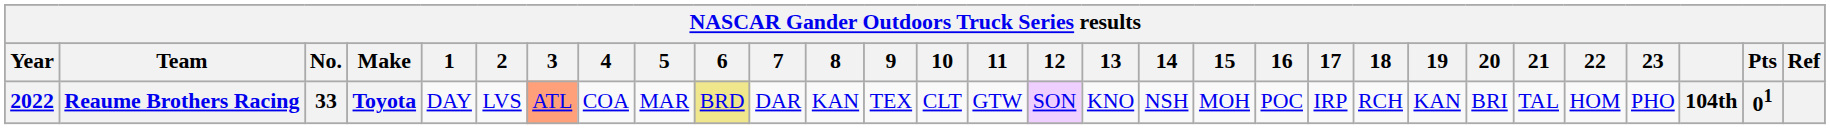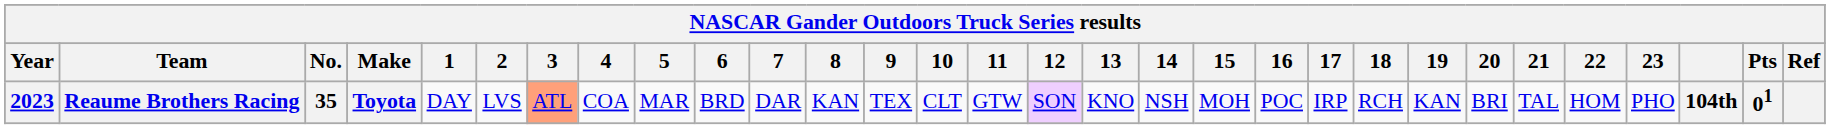(32, 101) 2022 -> (32, 101) 2023
(326, 101) 33 -> (326, 101) 35
(722, 101) khaki background -> (722, 101) no background
